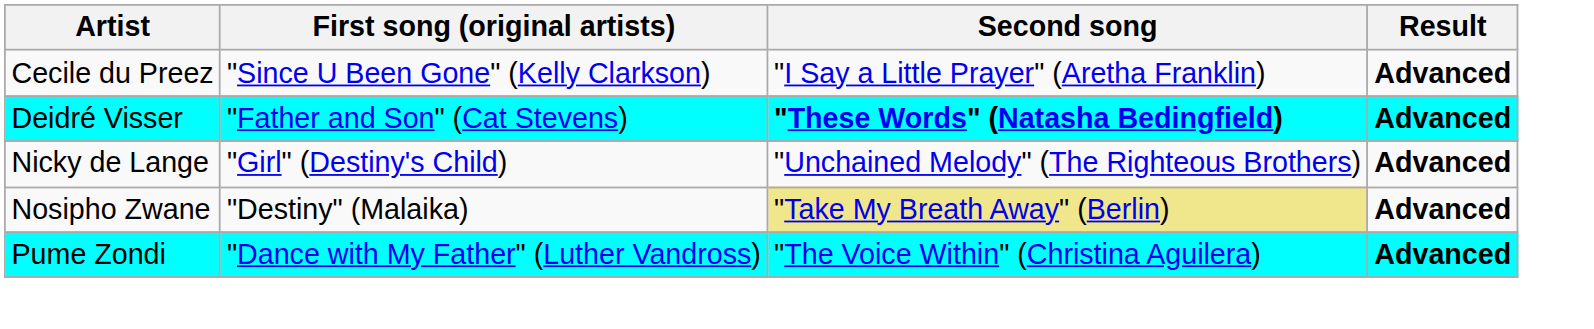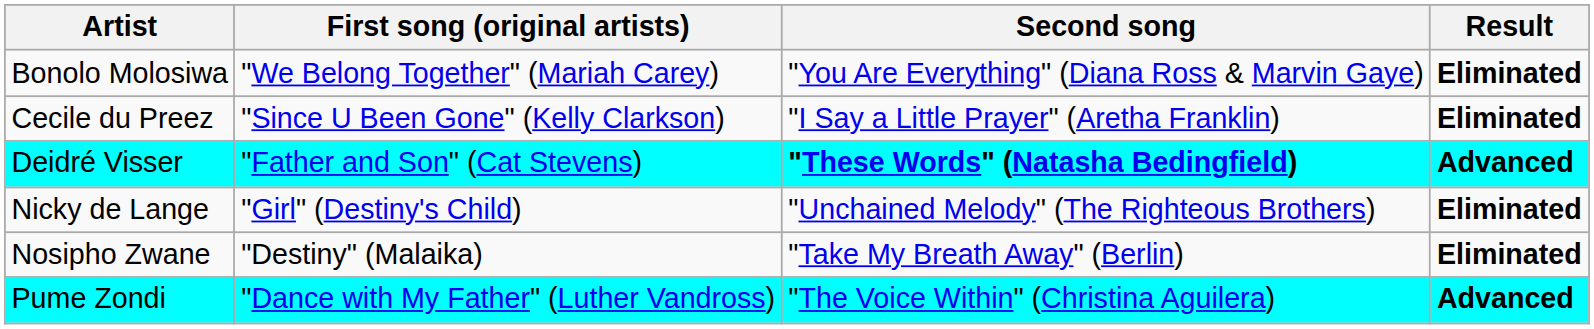+ row: (120, 72)
(1443, 72) Advanced -> (1509, 118) Eliminated
(1443, 163) Advanced -> (1509, 208) Eliminated
(972, 208) khaki background -> (986, 254) no background
(1443, 208) Advanced -> (1509, 254) Eliminated
